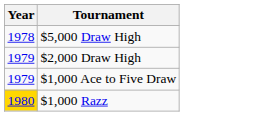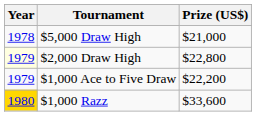+ column: (215, 15)
(21, 57) no background -> (21, 57) lightyellow background
